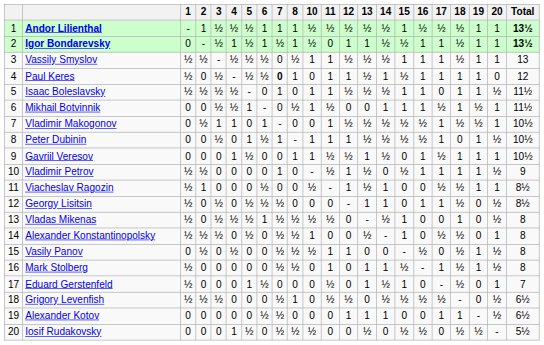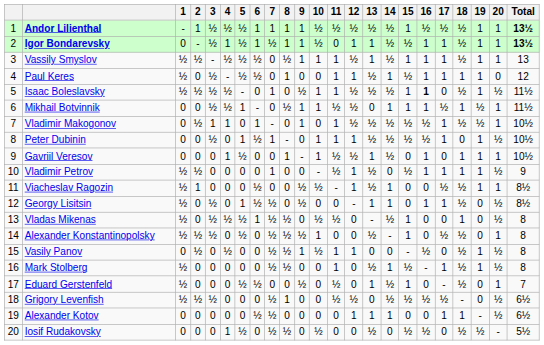+ column: (302, 12)
(367, 60) ½ -> (372, 60) 1
(280, 76) bold -> (272, 76) normal
(423, 92) normal -> (426, 92) bold
(460, 92) 1 -> (462, 92) ½
(349, 108) 0 -> (354, 108) ½
(441, 156) ½ -> (444, 156) 0
(249, 204) ½ -> (242, 204) 1
(367, 268) 1 -> (372, 268) ½
(249, 284) 1 -> (242, 284) ½
